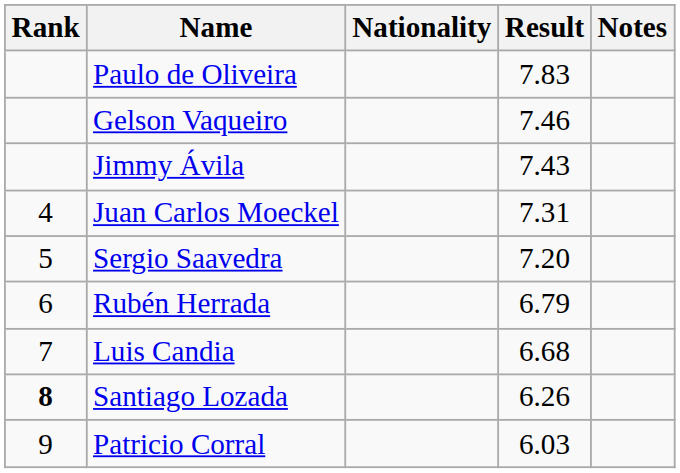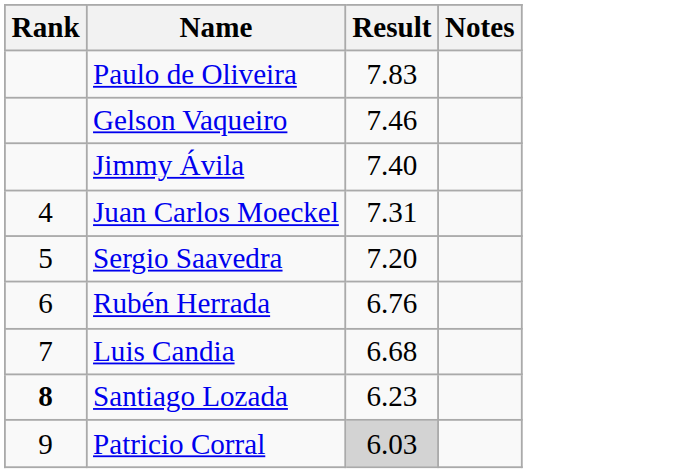- column: (422, 27)
(545, 166) 7.43 -> (392, 166) 7.40
(545, 304) 6.79 -> (392, 304) 6.76
(545, 397) 6.26 -> (392, 397) 6.23
(545, 443) no background -> (392, 443) lightgrey background
